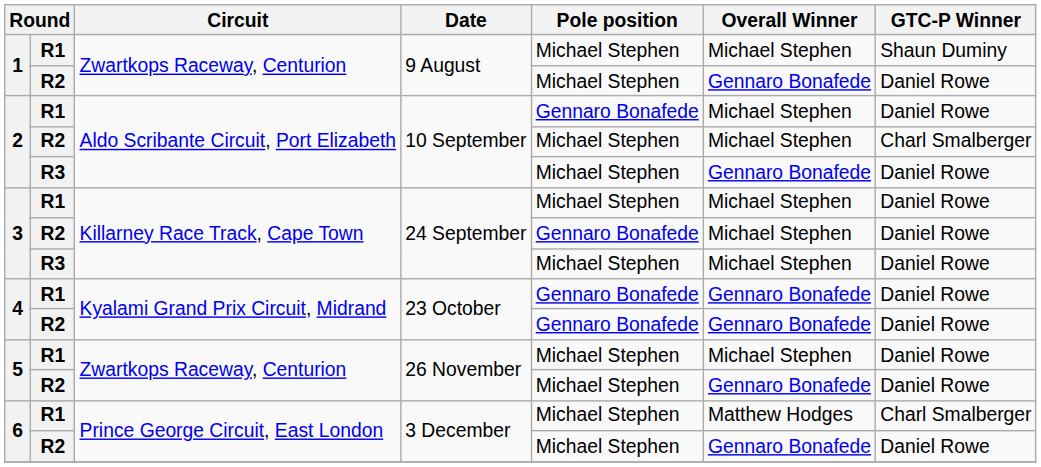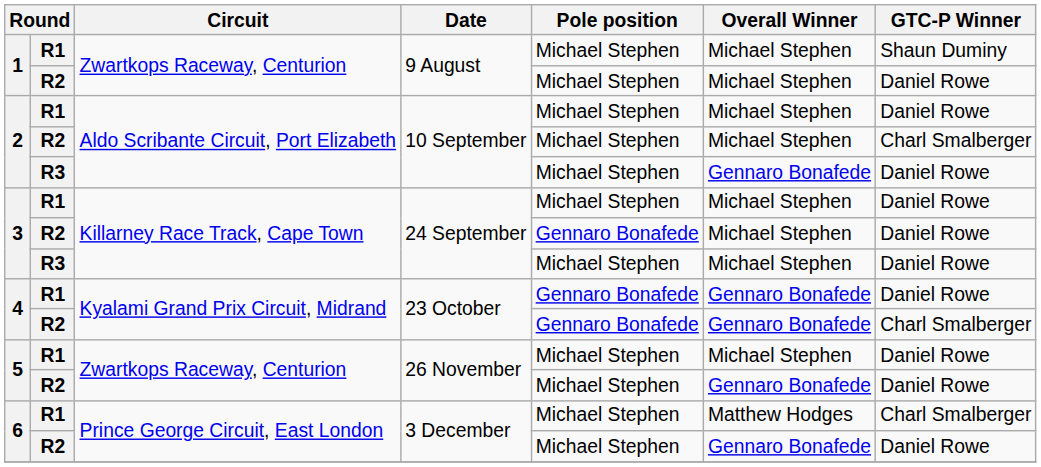(790, 80) Gennaro Bonafede -> (780, 80) Michael Stephen
(617, 111) Gennaro Bonafede -> (608, 111) Michael Stephen
(935, 324) Daniel Rowe -> (956, 324) Charl Smalberger
